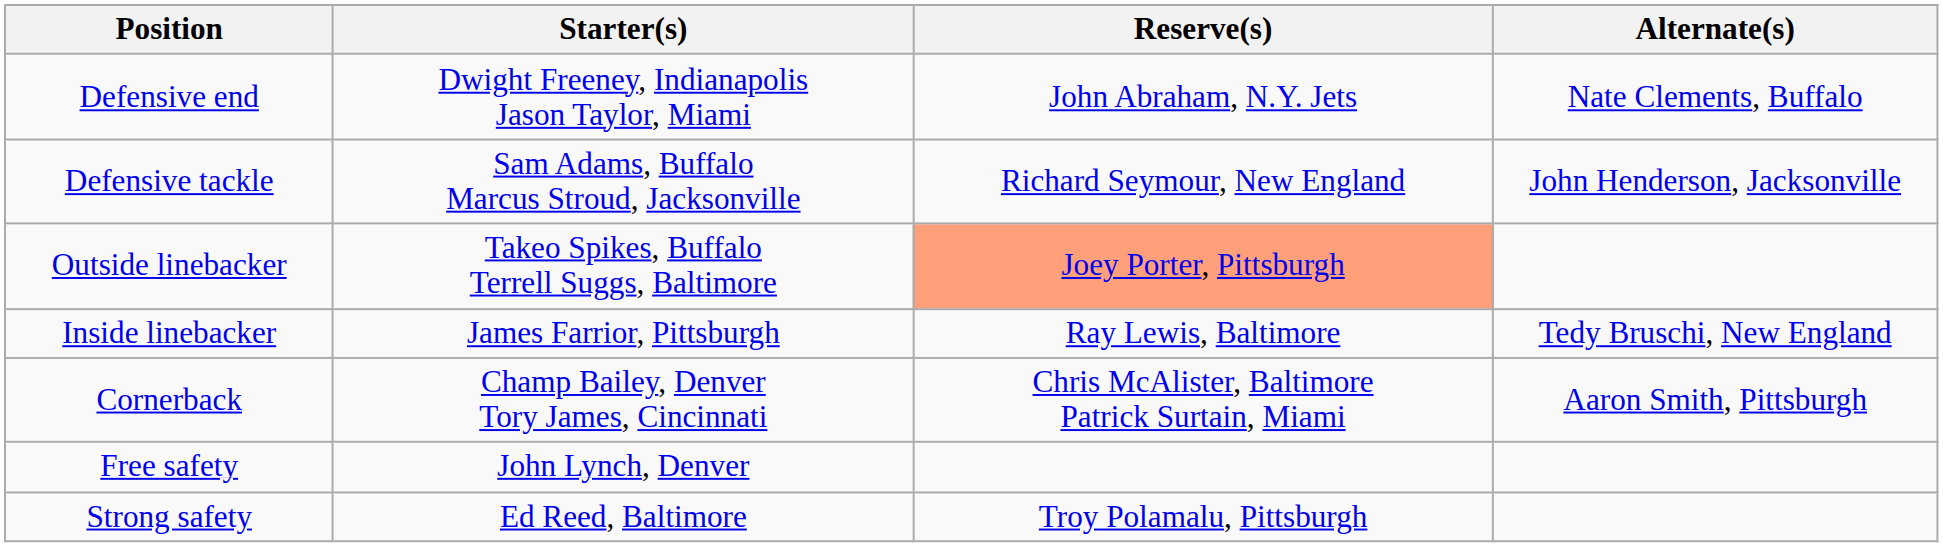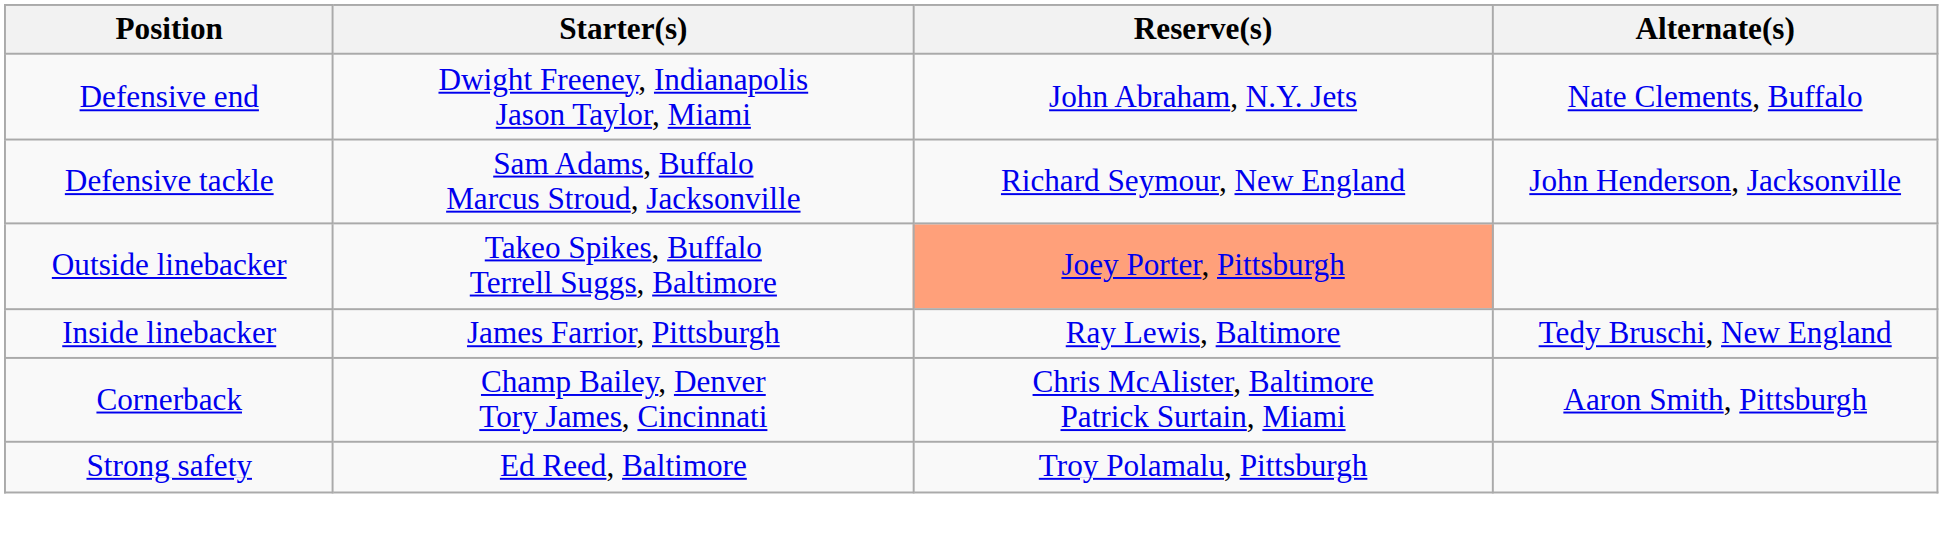- row: (169, 466)
